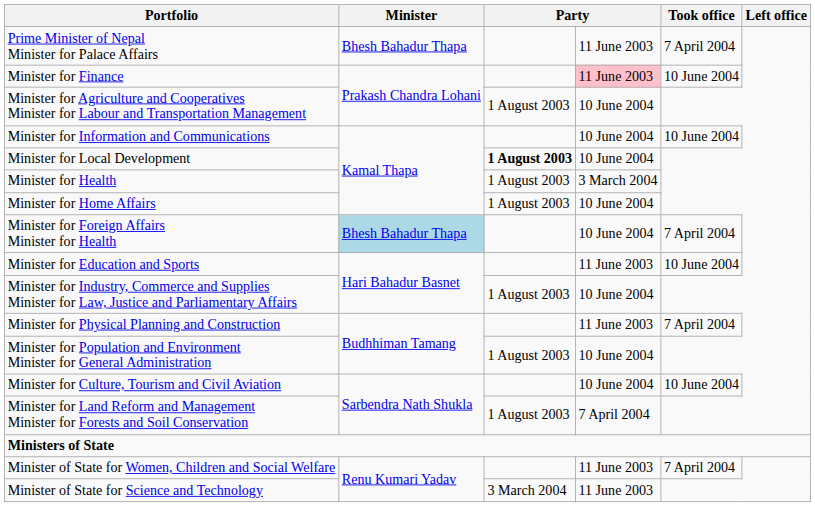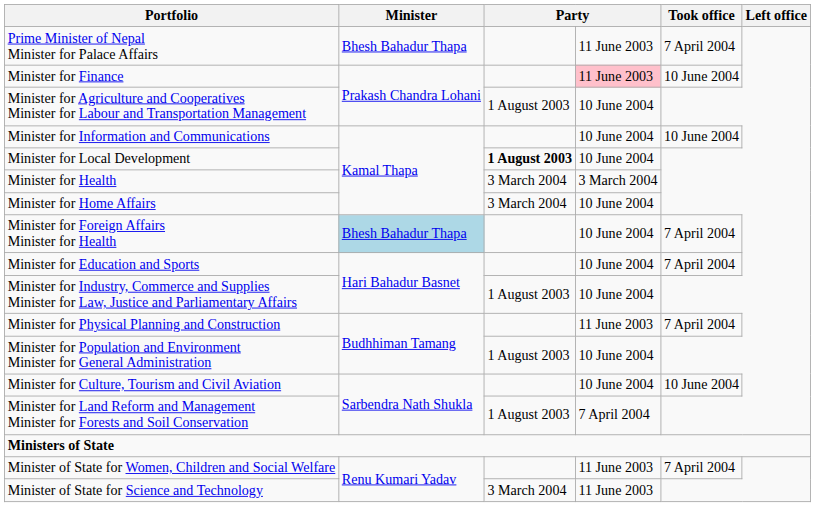(529, 181) 1 August 2003 -> (527, 181) 3 March 2004
(529, 203) 1 August 2003 -> (527, 203) 3 March 2004
(616, 264) 11 June 2003 -> (616, 264) 10 June 2004
(702, 264) 10 June 2004 -> (700, 264) 7 April 2004
